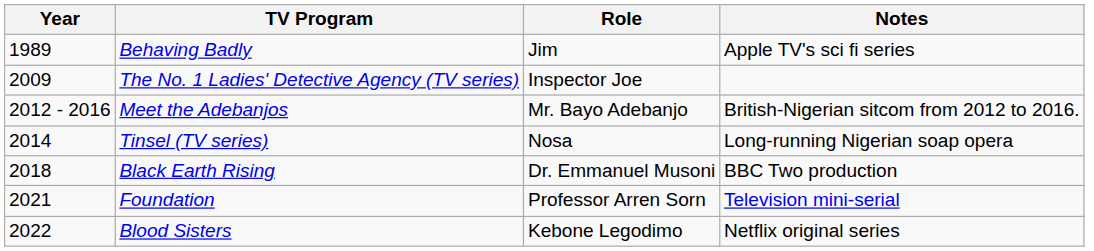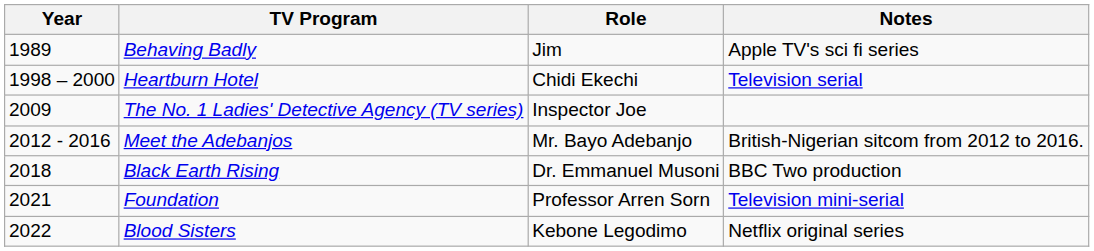+ row: (191, 79)
- row: (194, 140)
